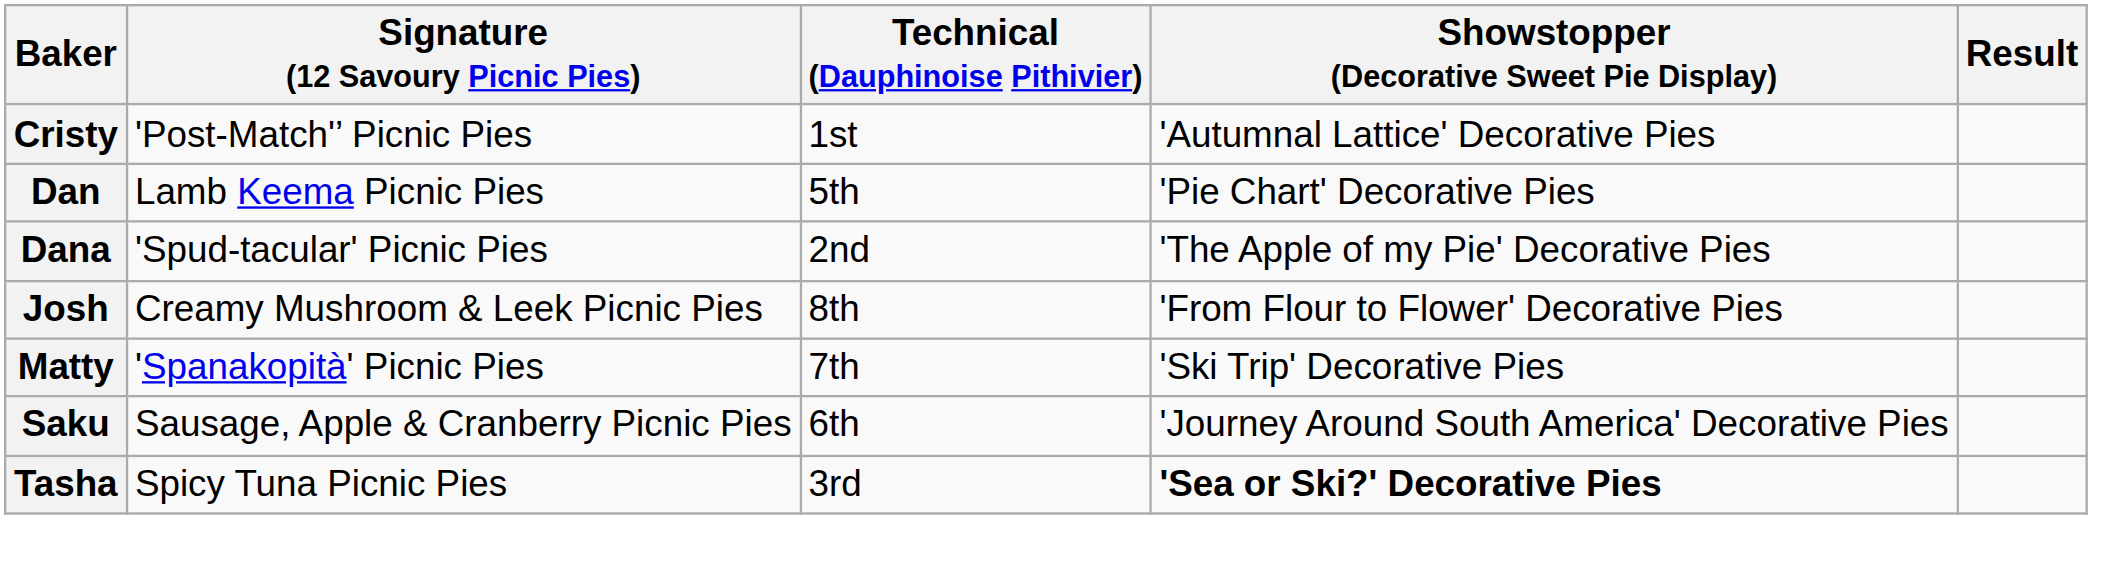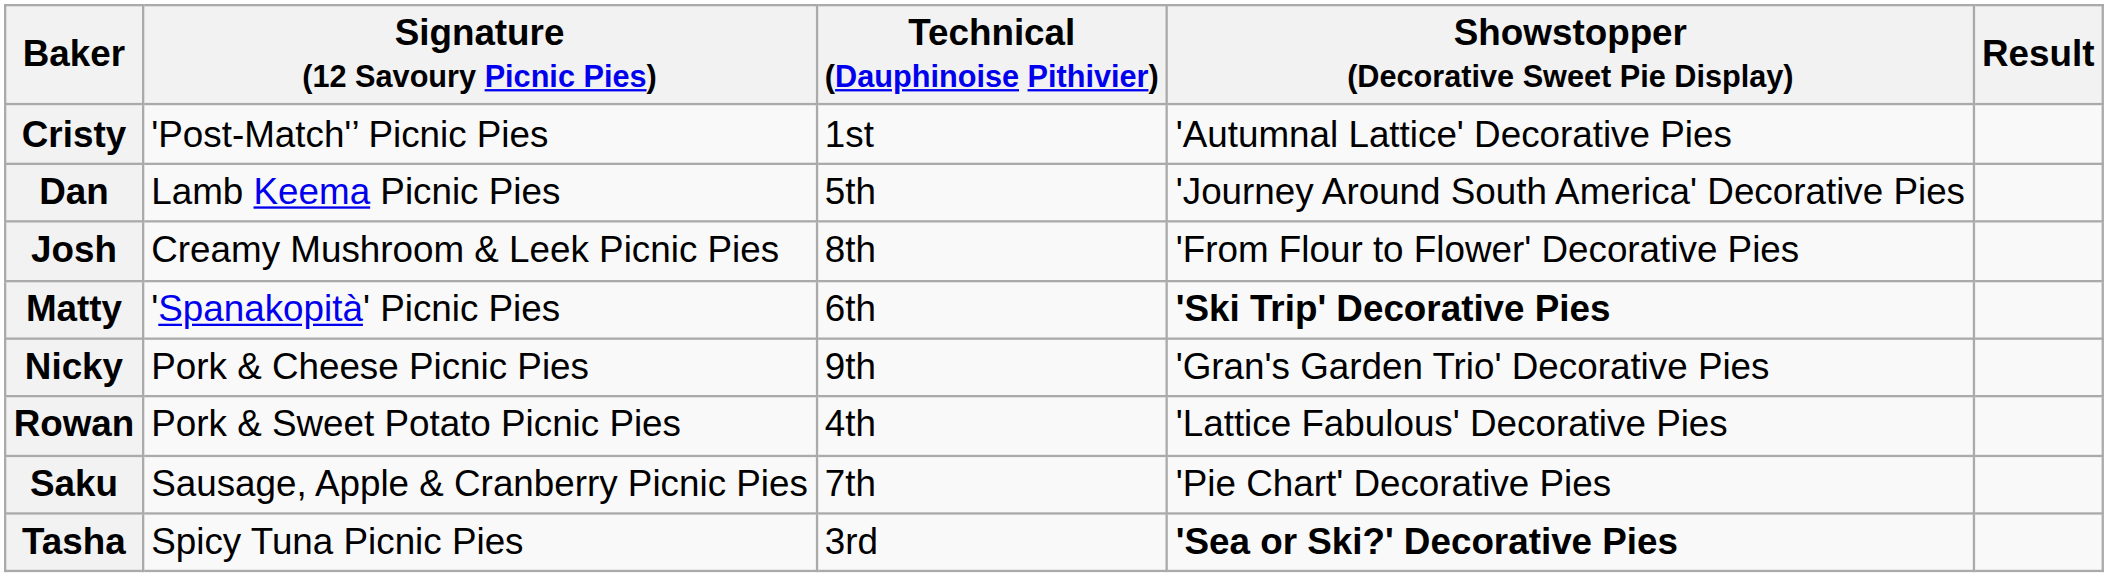(1377, 191) 'Pie Chart' Decorative Pies -> (1570, 191) 'Journey Around South America' Decorative Pies
- row: (66, 250)
(834, 366) 7th -> (850, 308) 6th
(1362, 366) normal -> (1393, 308) bold
+ row: (74, 366)
+ row: (74, 425)
(834, 425) 6th -> (850, 483) 7th
(1554, 425) 'Journey Around South America' Decorative Pies -> (1393, 483) 'Pie Chart' Decorative Pies
